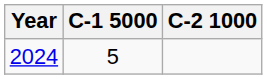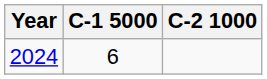(113, 56) 5 -> (113, 56) 6
